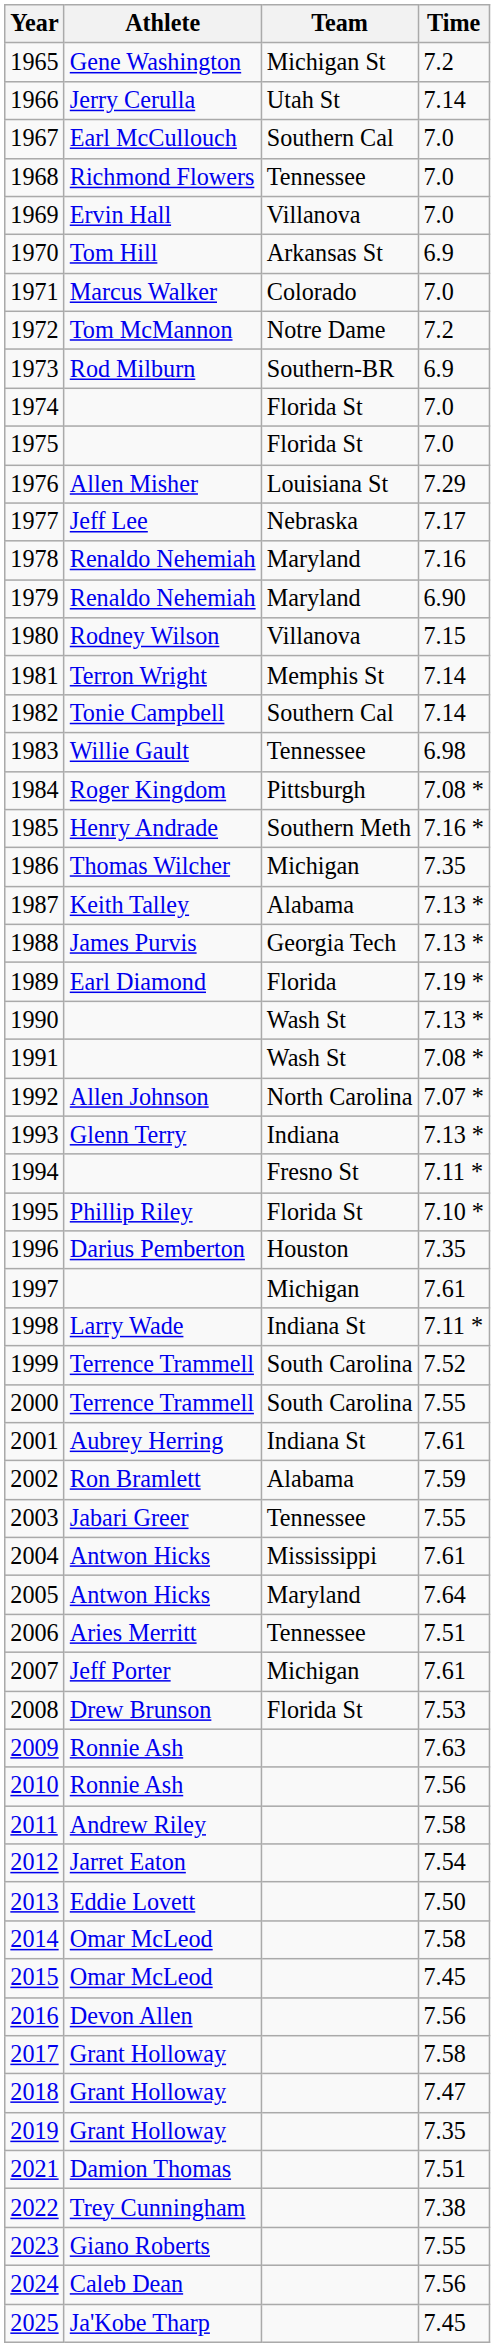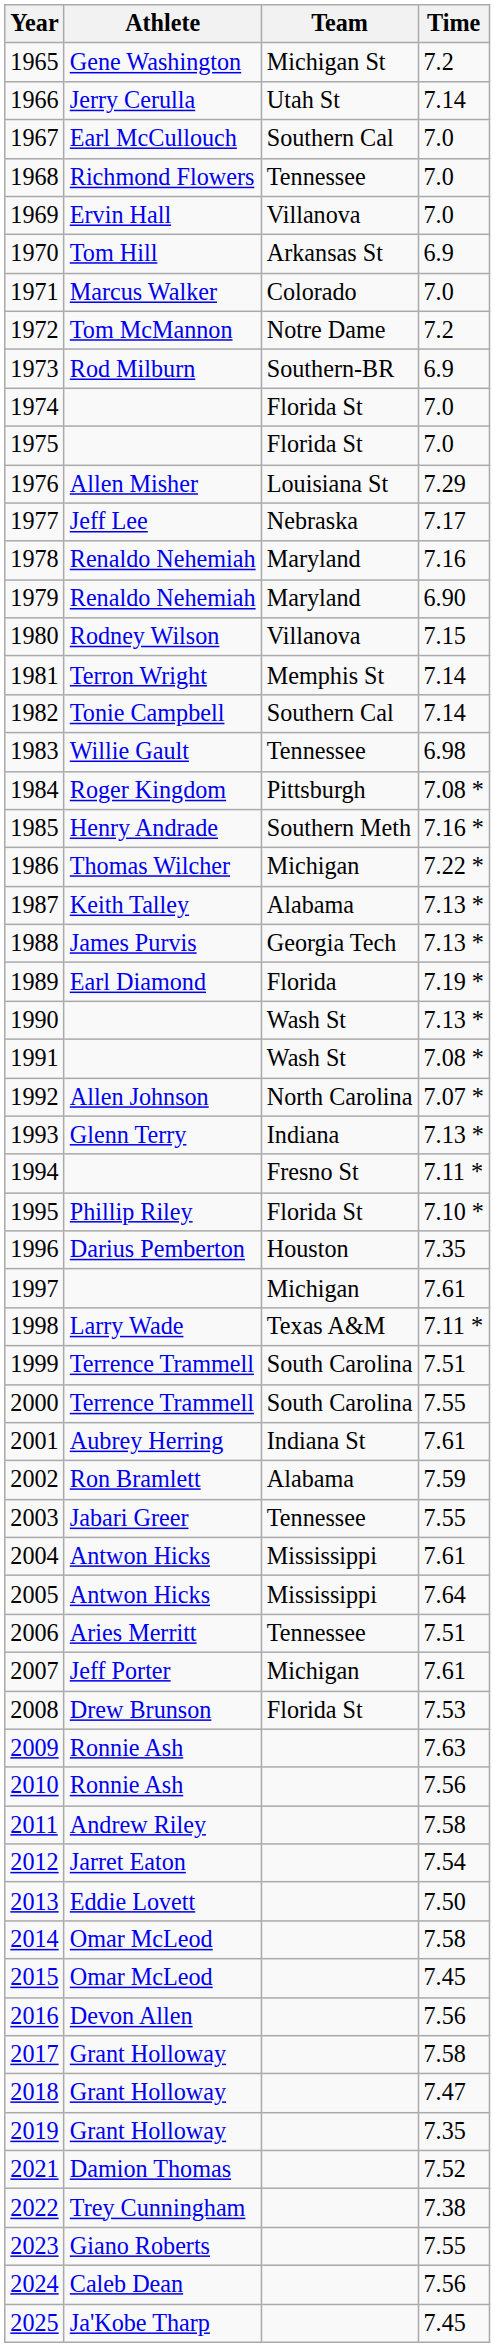(445, 866) 7.35 -> (454, 866) 7.22 *
(316, 1326) Indiana St -> (326, 1326) Texas A&M
(445, 1364) 7.52 -> (445, 1364) 7.51
(314, 1594) Maryland -> (322, 1594) Mississippi
(445, 2169) 7.51 -> (445, 2169) 7.52
